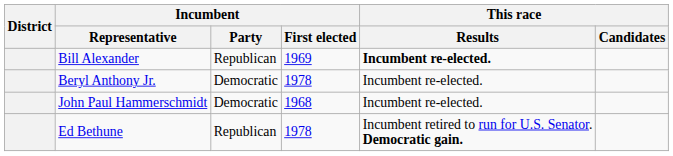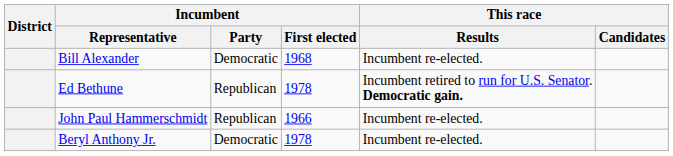(245, 59) Republican -> (246, 59) Democratic
(298, 59) 1969 -> (298, 59) 1968
(427, 59) bold -> (423, 59) normal
rows swapped: (91, 132) <-> (107, 80)
(246, 102) Democratic -> (245, 118) Republican
(298, 102) 1968 -> (298, 118) 1966
